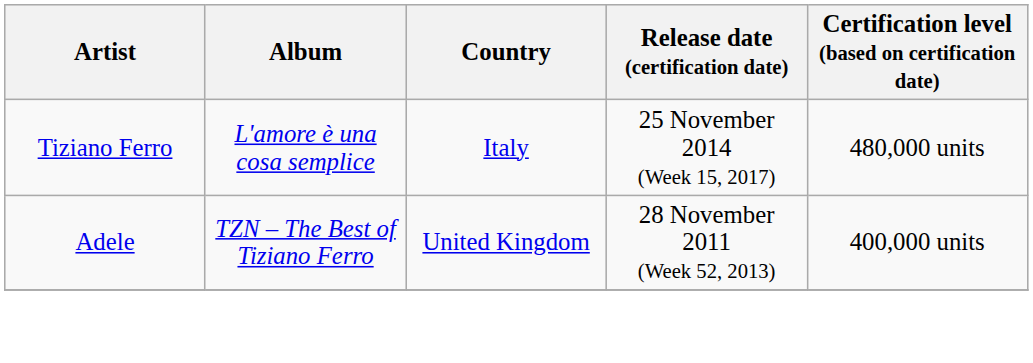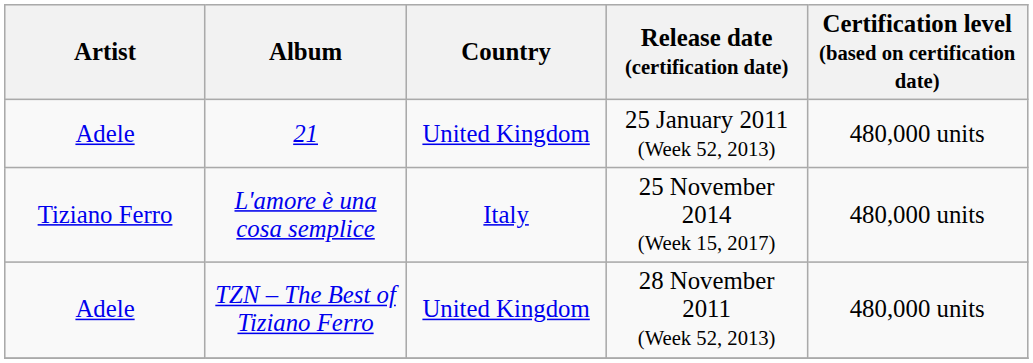+ row: (306, 133)
(917, 242) 400,000 units -> (917, 309) 480,000 units
